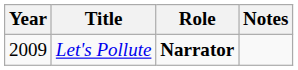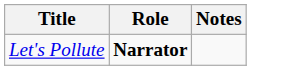- column: (28, 19)
